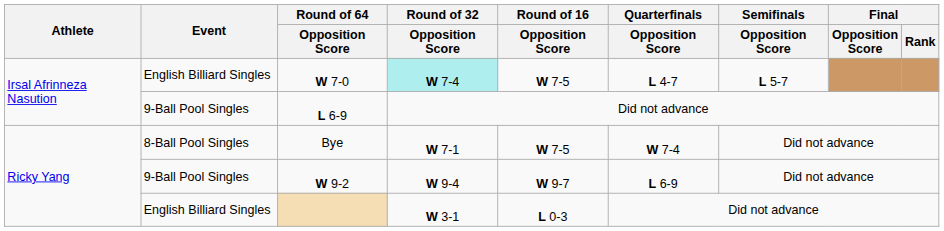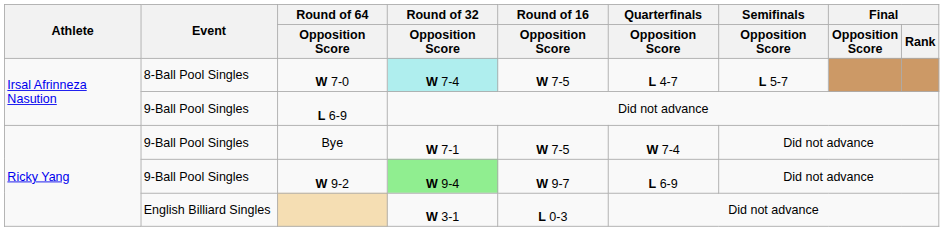(207, 75) English Billiard Singles -> (196, 75) 8-Ball Pool Singles
(196, 143) 8-Ball Pool Singles -> (196, 143) 9-Ball Pool Singles
(443, 183) no background -> (443, 183) lightgreen background
